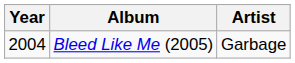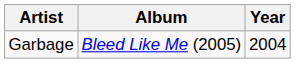columns swapped: (27, 17) <-> (254, 17)
